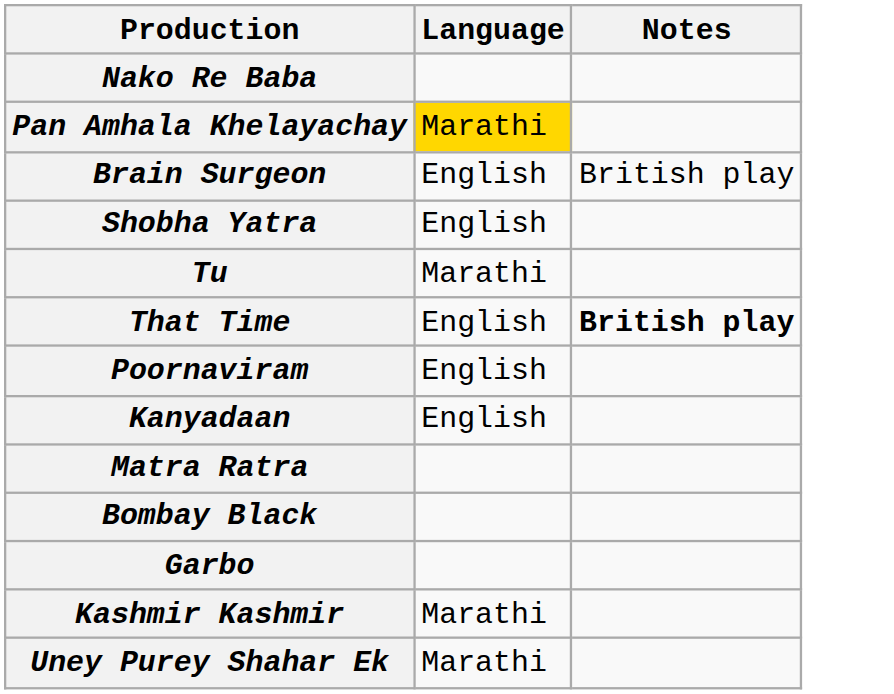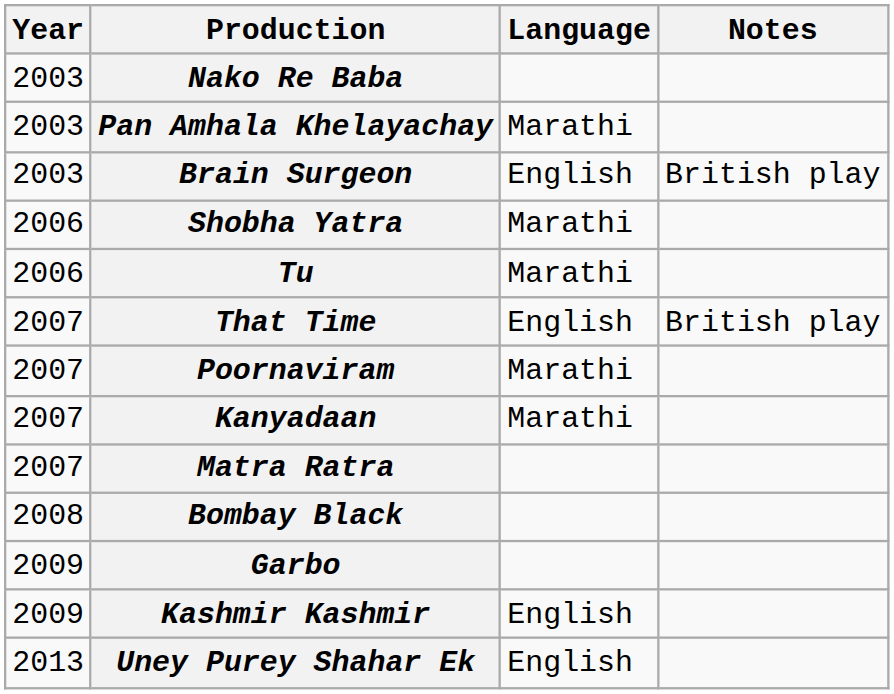+ column: (48, 30)
(484, 127) gold background -> (570, 127) no background
(484, 224) English -> (570, 224) Marathi
(687, 322) bold -> (773, 322) normal
(484, 371) English -> (570, 371) Marathi
(484, 419) English -> (570, 419) Marathi
(484, 614) Marathi -> (570, 614) English
(484, 663) Marathi -> (570, 663) English
